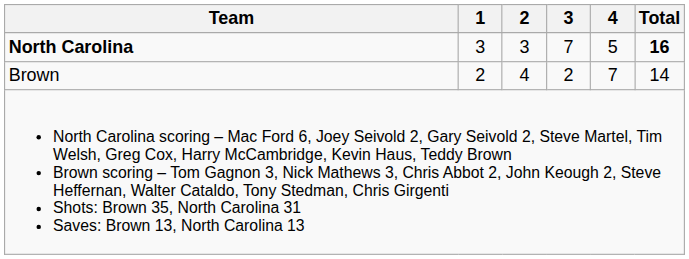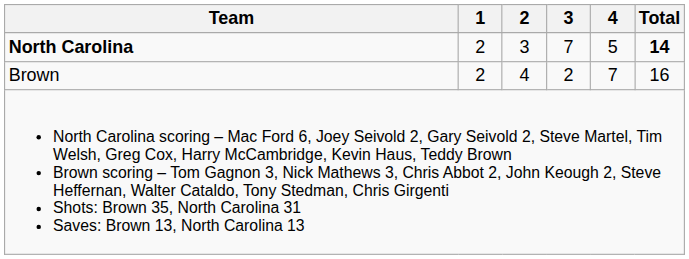(480, 47) 3 -> (480, 47) 2
(660, 47) 16 -> (660, 47) 14
(660, 75) 14 -> (660, 75) 16
